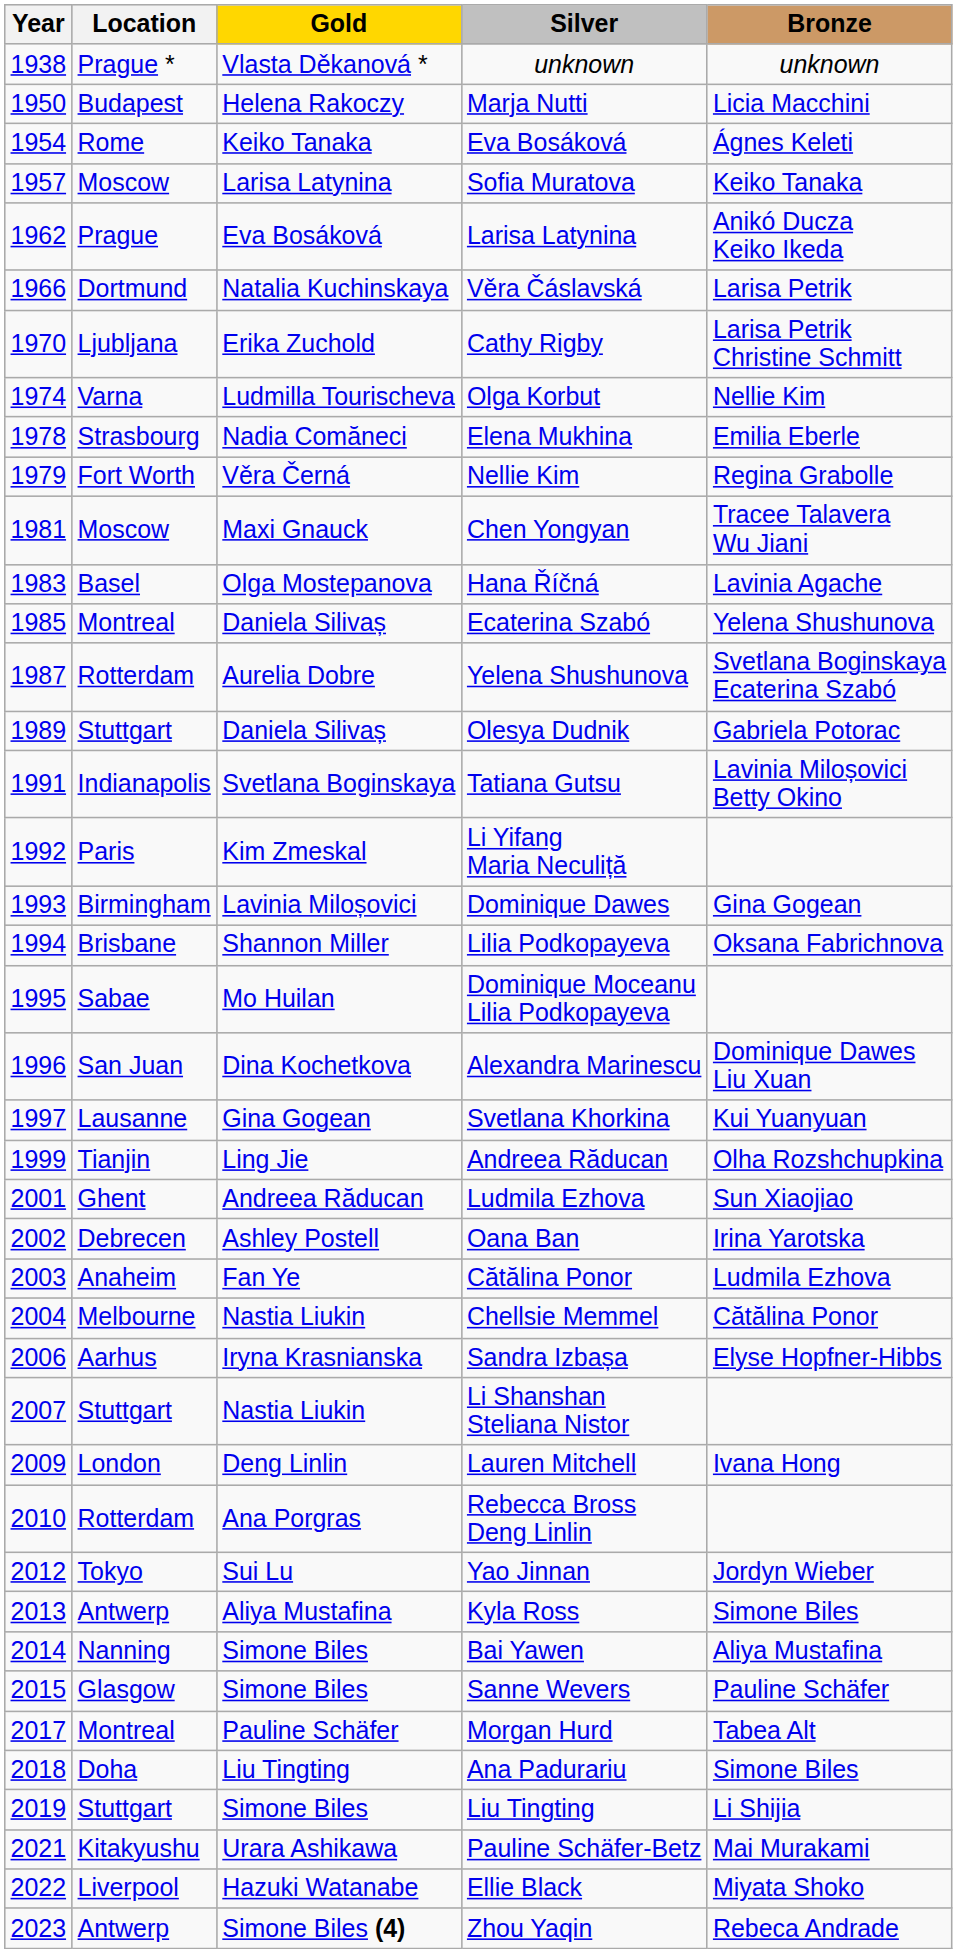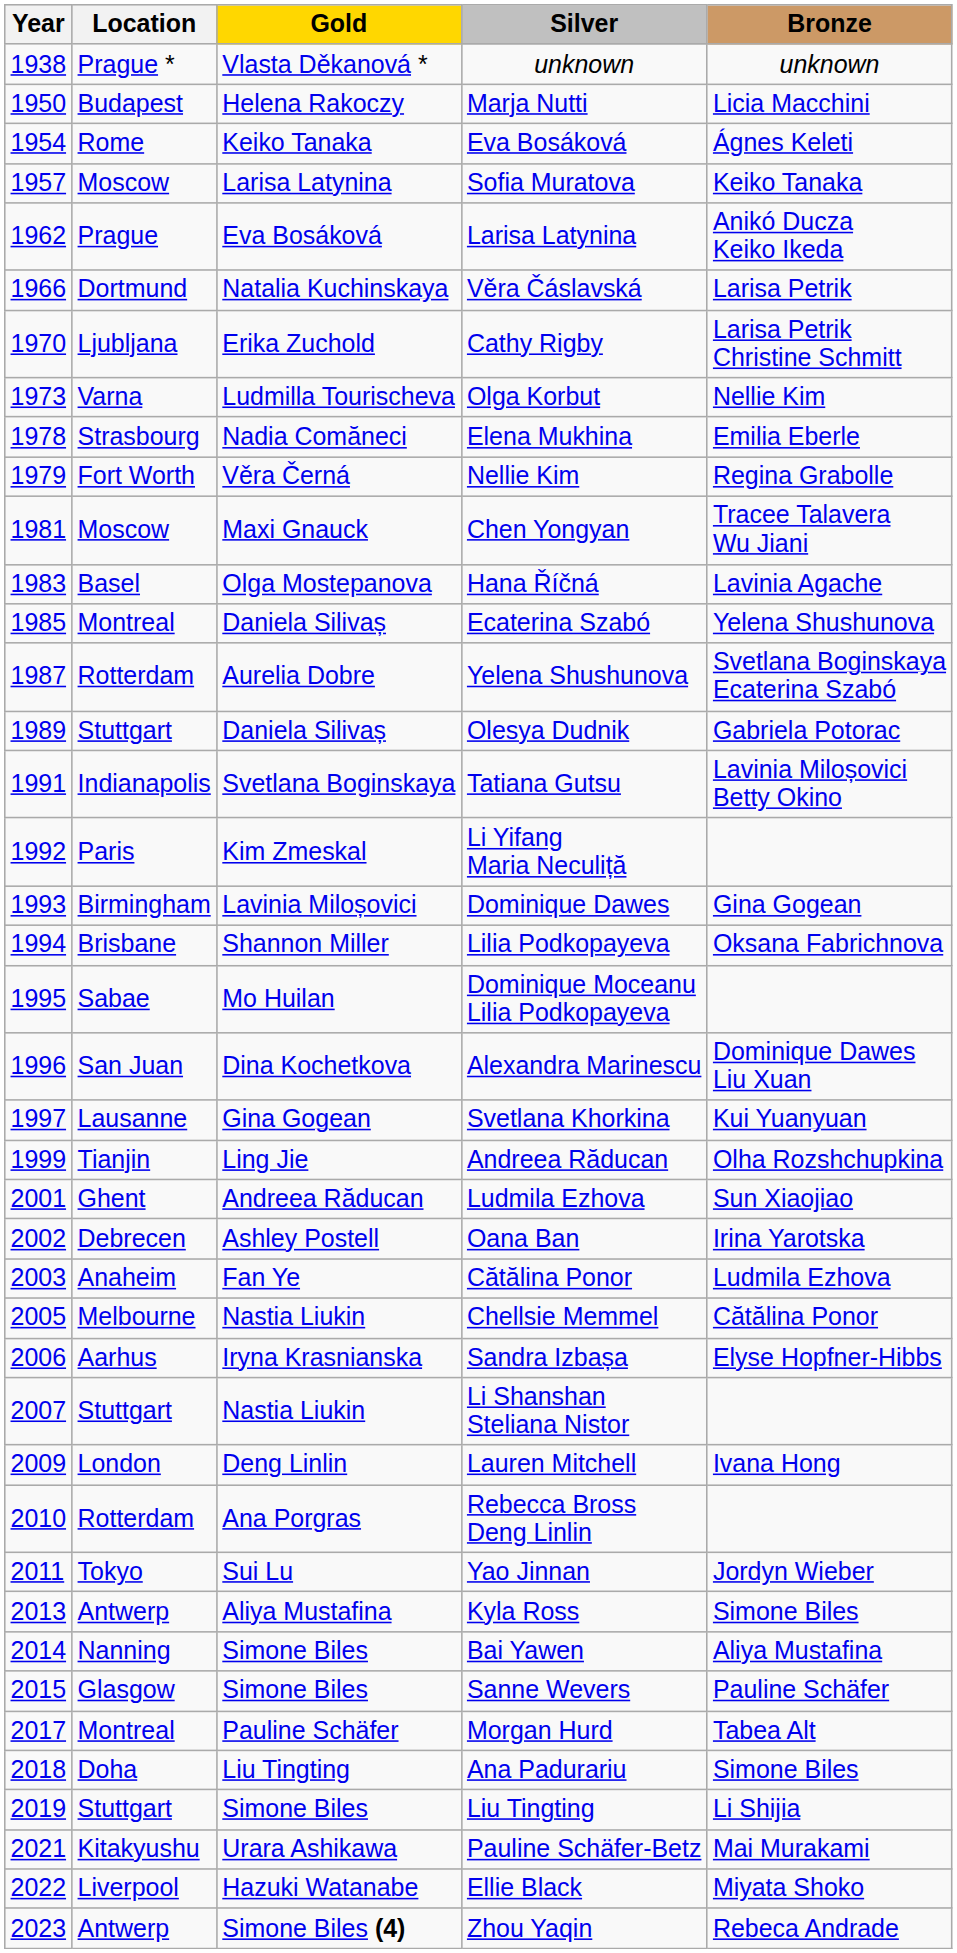(38, 397) 1974 -> (38, 397) 1973
(38, 1317) 2004 -> (38, 1317) 2005
(38, 1571) 2012 -> (37, 1571) 2011
